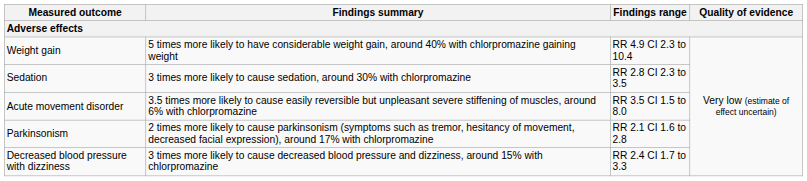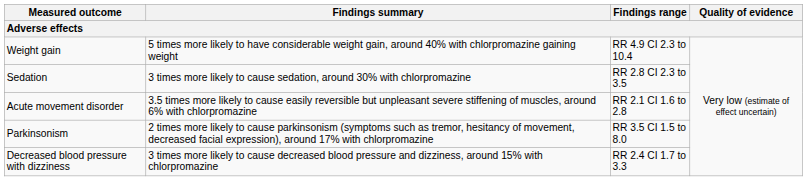(649, 106) RR 3.5 CI 1.5 to 8.0 -> (649, 106) RR 2.1 CI 1.6 to 2.8
(649, 134) RR 2.1 CI 1.6 to 2.8 -> (649, 134) RR 3.5 CI 1.5 to 8.0
